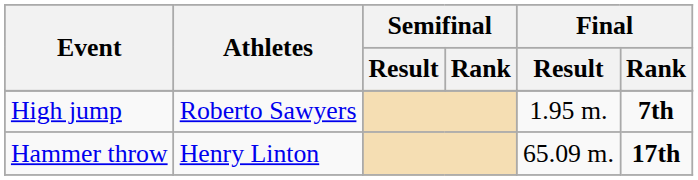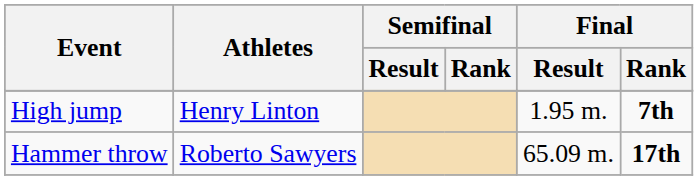(268, 111) Roberto Sawyers -> (249, 111) Henry Linton
(249, 153) Henry Linton -> (268, 153) Roberto Sawyers
